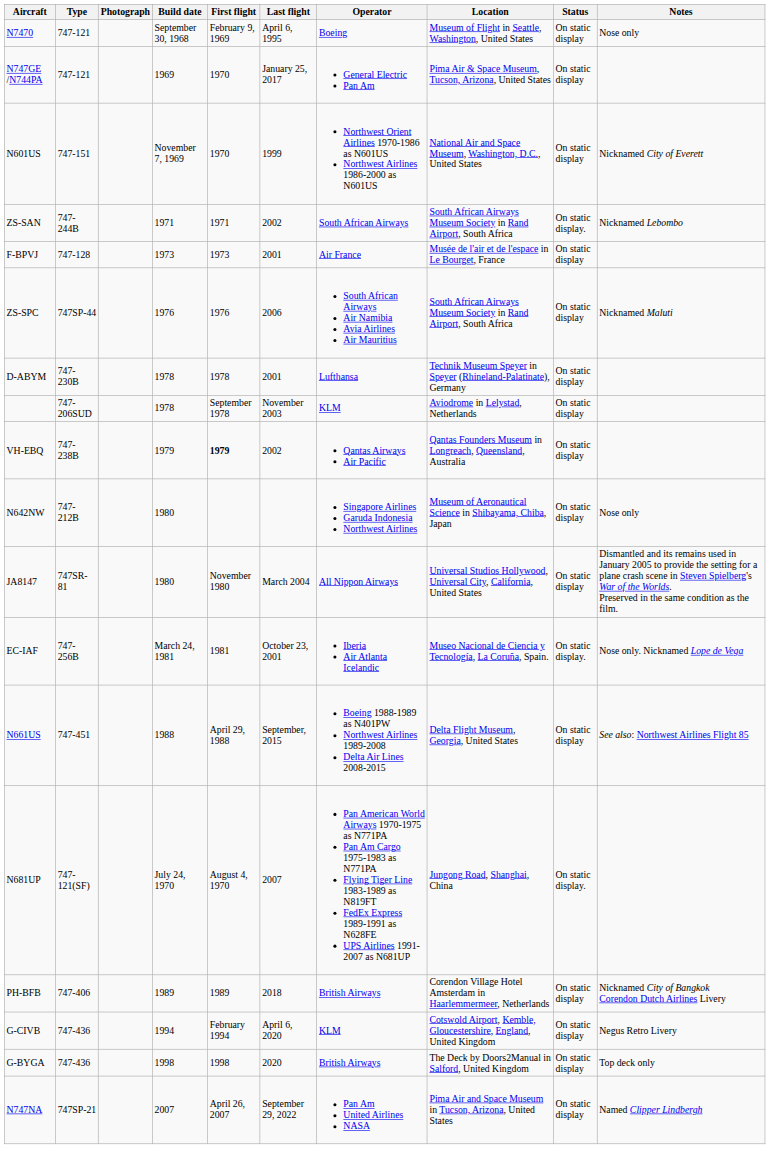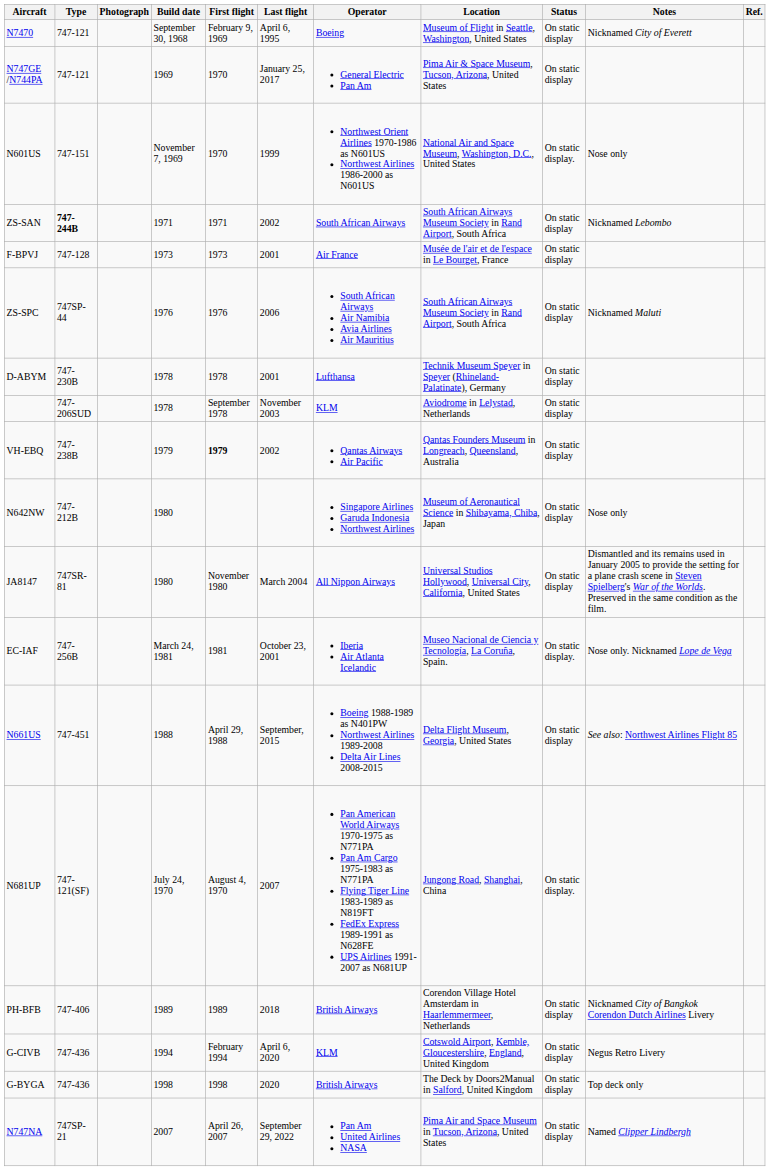+ column: (754, 12)
(619, 33) Nose only -> (640, 33) Nicknamed City of Everett
(573, 153) On static display -> (562, 153) On static display.
(651, 153) Nicknamed City of Everett -> (608, 153) Nose only
(68, 222) normal -> (67, 222) bold
(573, 222) On static display. -> (562, 222) On static display
